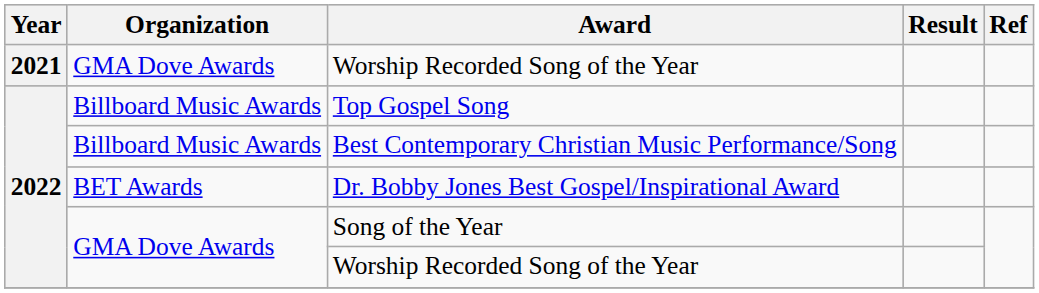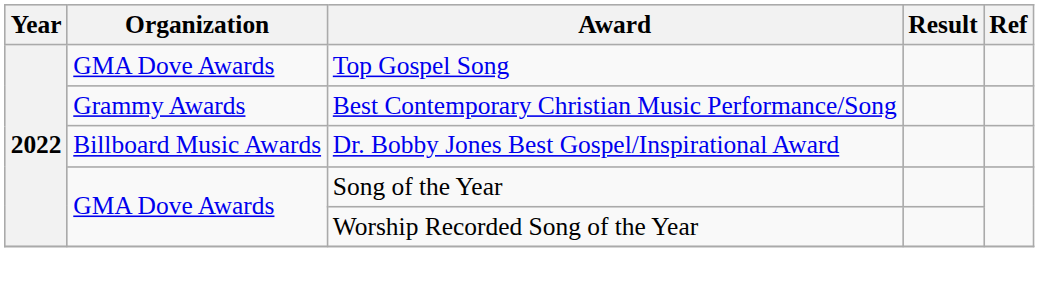- row: (36, 65)
(197, 105) Billboard Music Awards -> (174, 65) GMA Dove Awards
(197, 145) Billboard Music Awards -> (159, 105) Grammy Awards
(138, 186) BET Awards -> (197, 145) Billboard Music Awards
